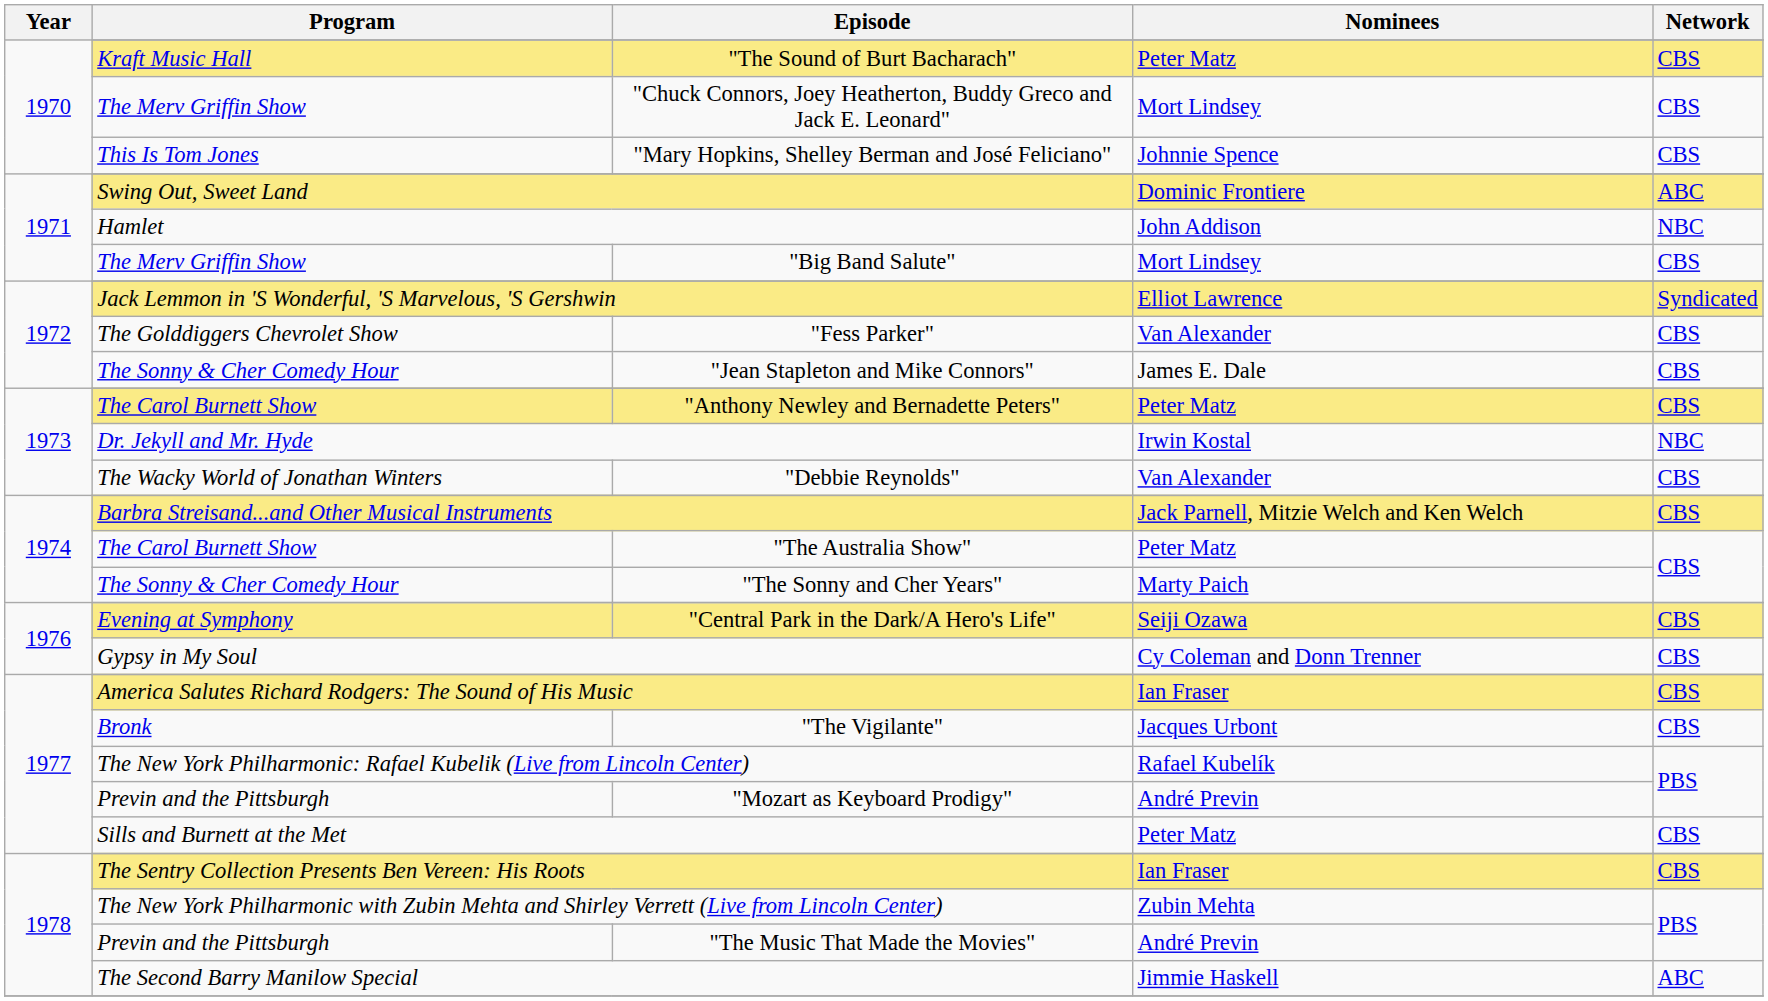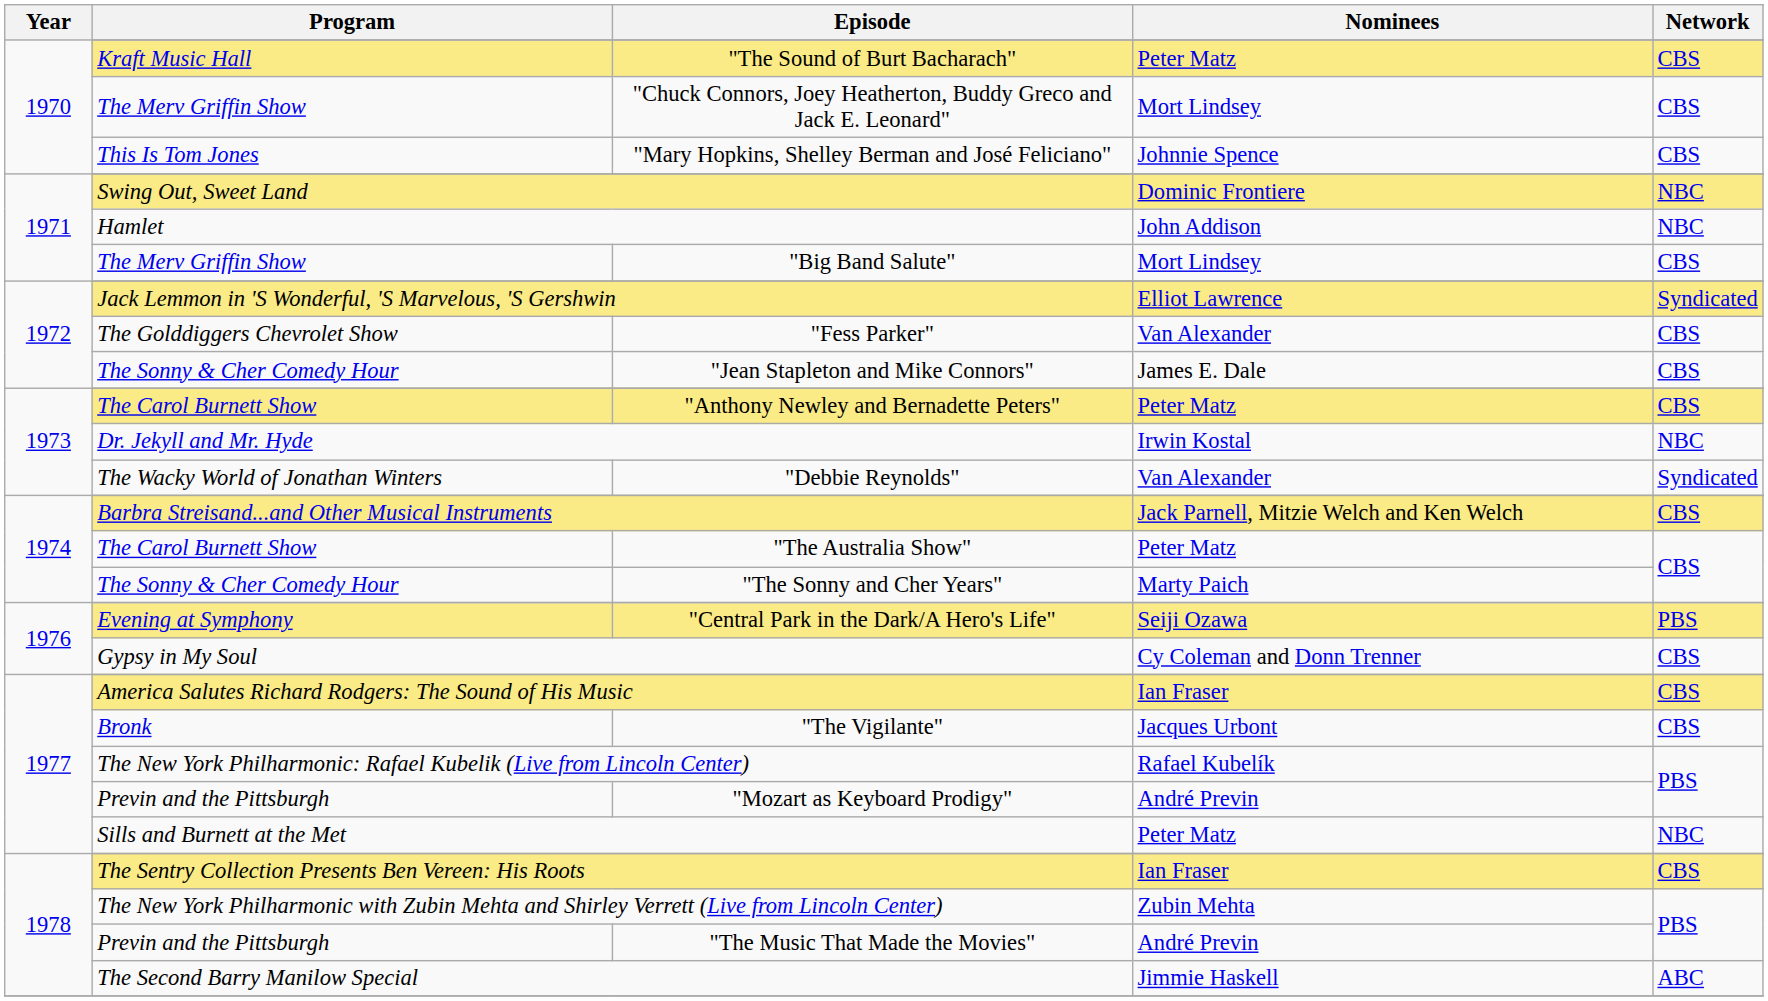(1681, 190) ABC -> (1681, 190) NBC
(1679, 477) CBS -> (1708, 477) Syndicated
(1679, 620) CBS -> (1678, 620) PBS
(1679, 834) CBS -> (1681, 834) NBC
